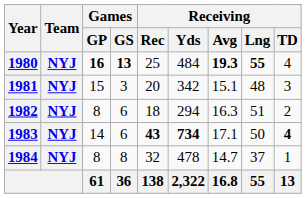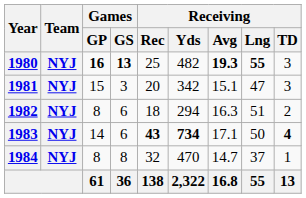(188, 63) 484 -> (188, 63) 482
(288, 63) 4 -> (288, 63) 3
(257, 87) 48 -> (257, 87) 47
(188, 157) 478 -> (188, 157) 470
